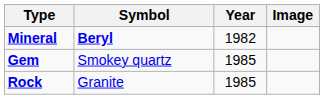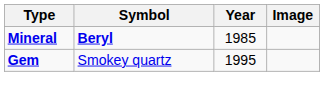(240, 37) 1982 -> (240, 37) 1985
(240, 60) 1985 -> (240, 60) 1995
- row: (25, 82)
